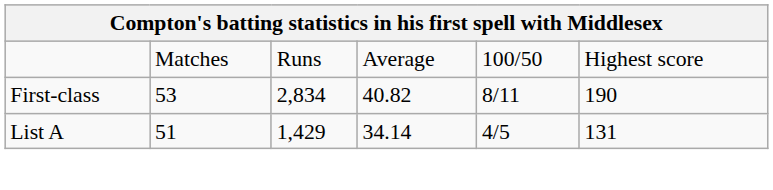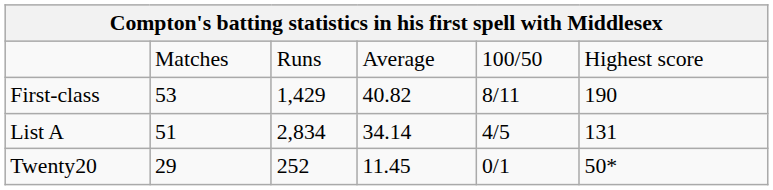(301, 94) 2,834 -> (301, 94) 1,429
(301, 130) 1,429 -> (301, 130) 2,834
+ row: (54, 166)
